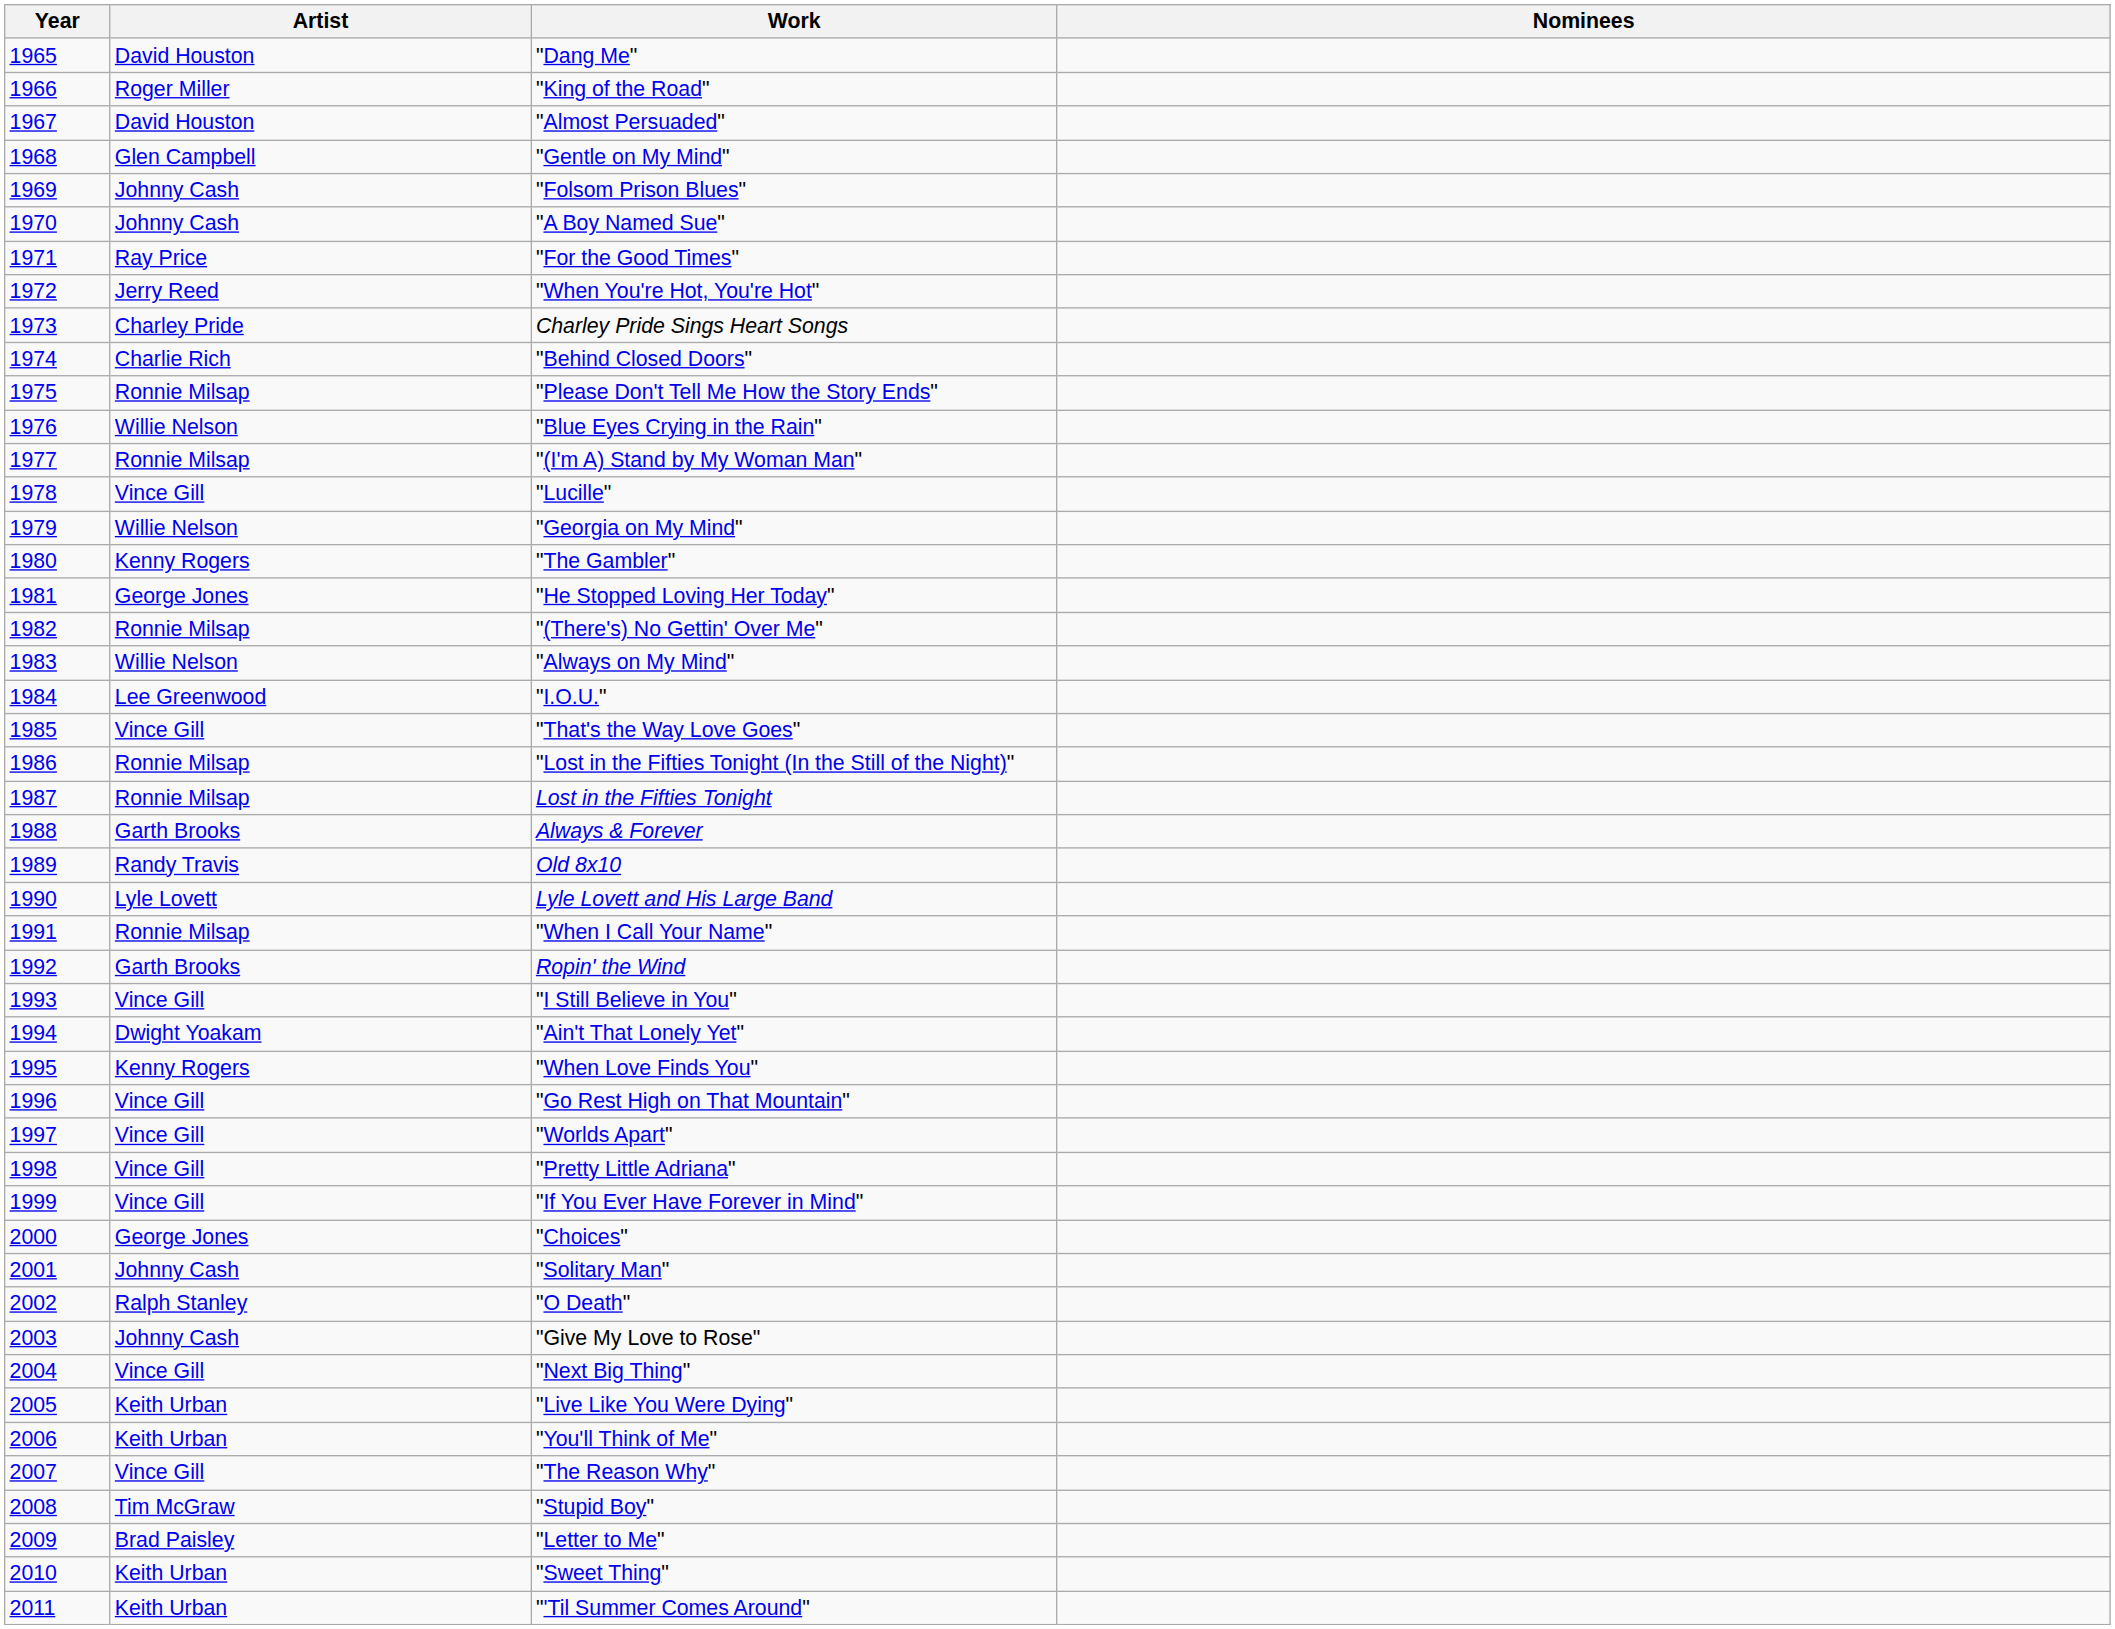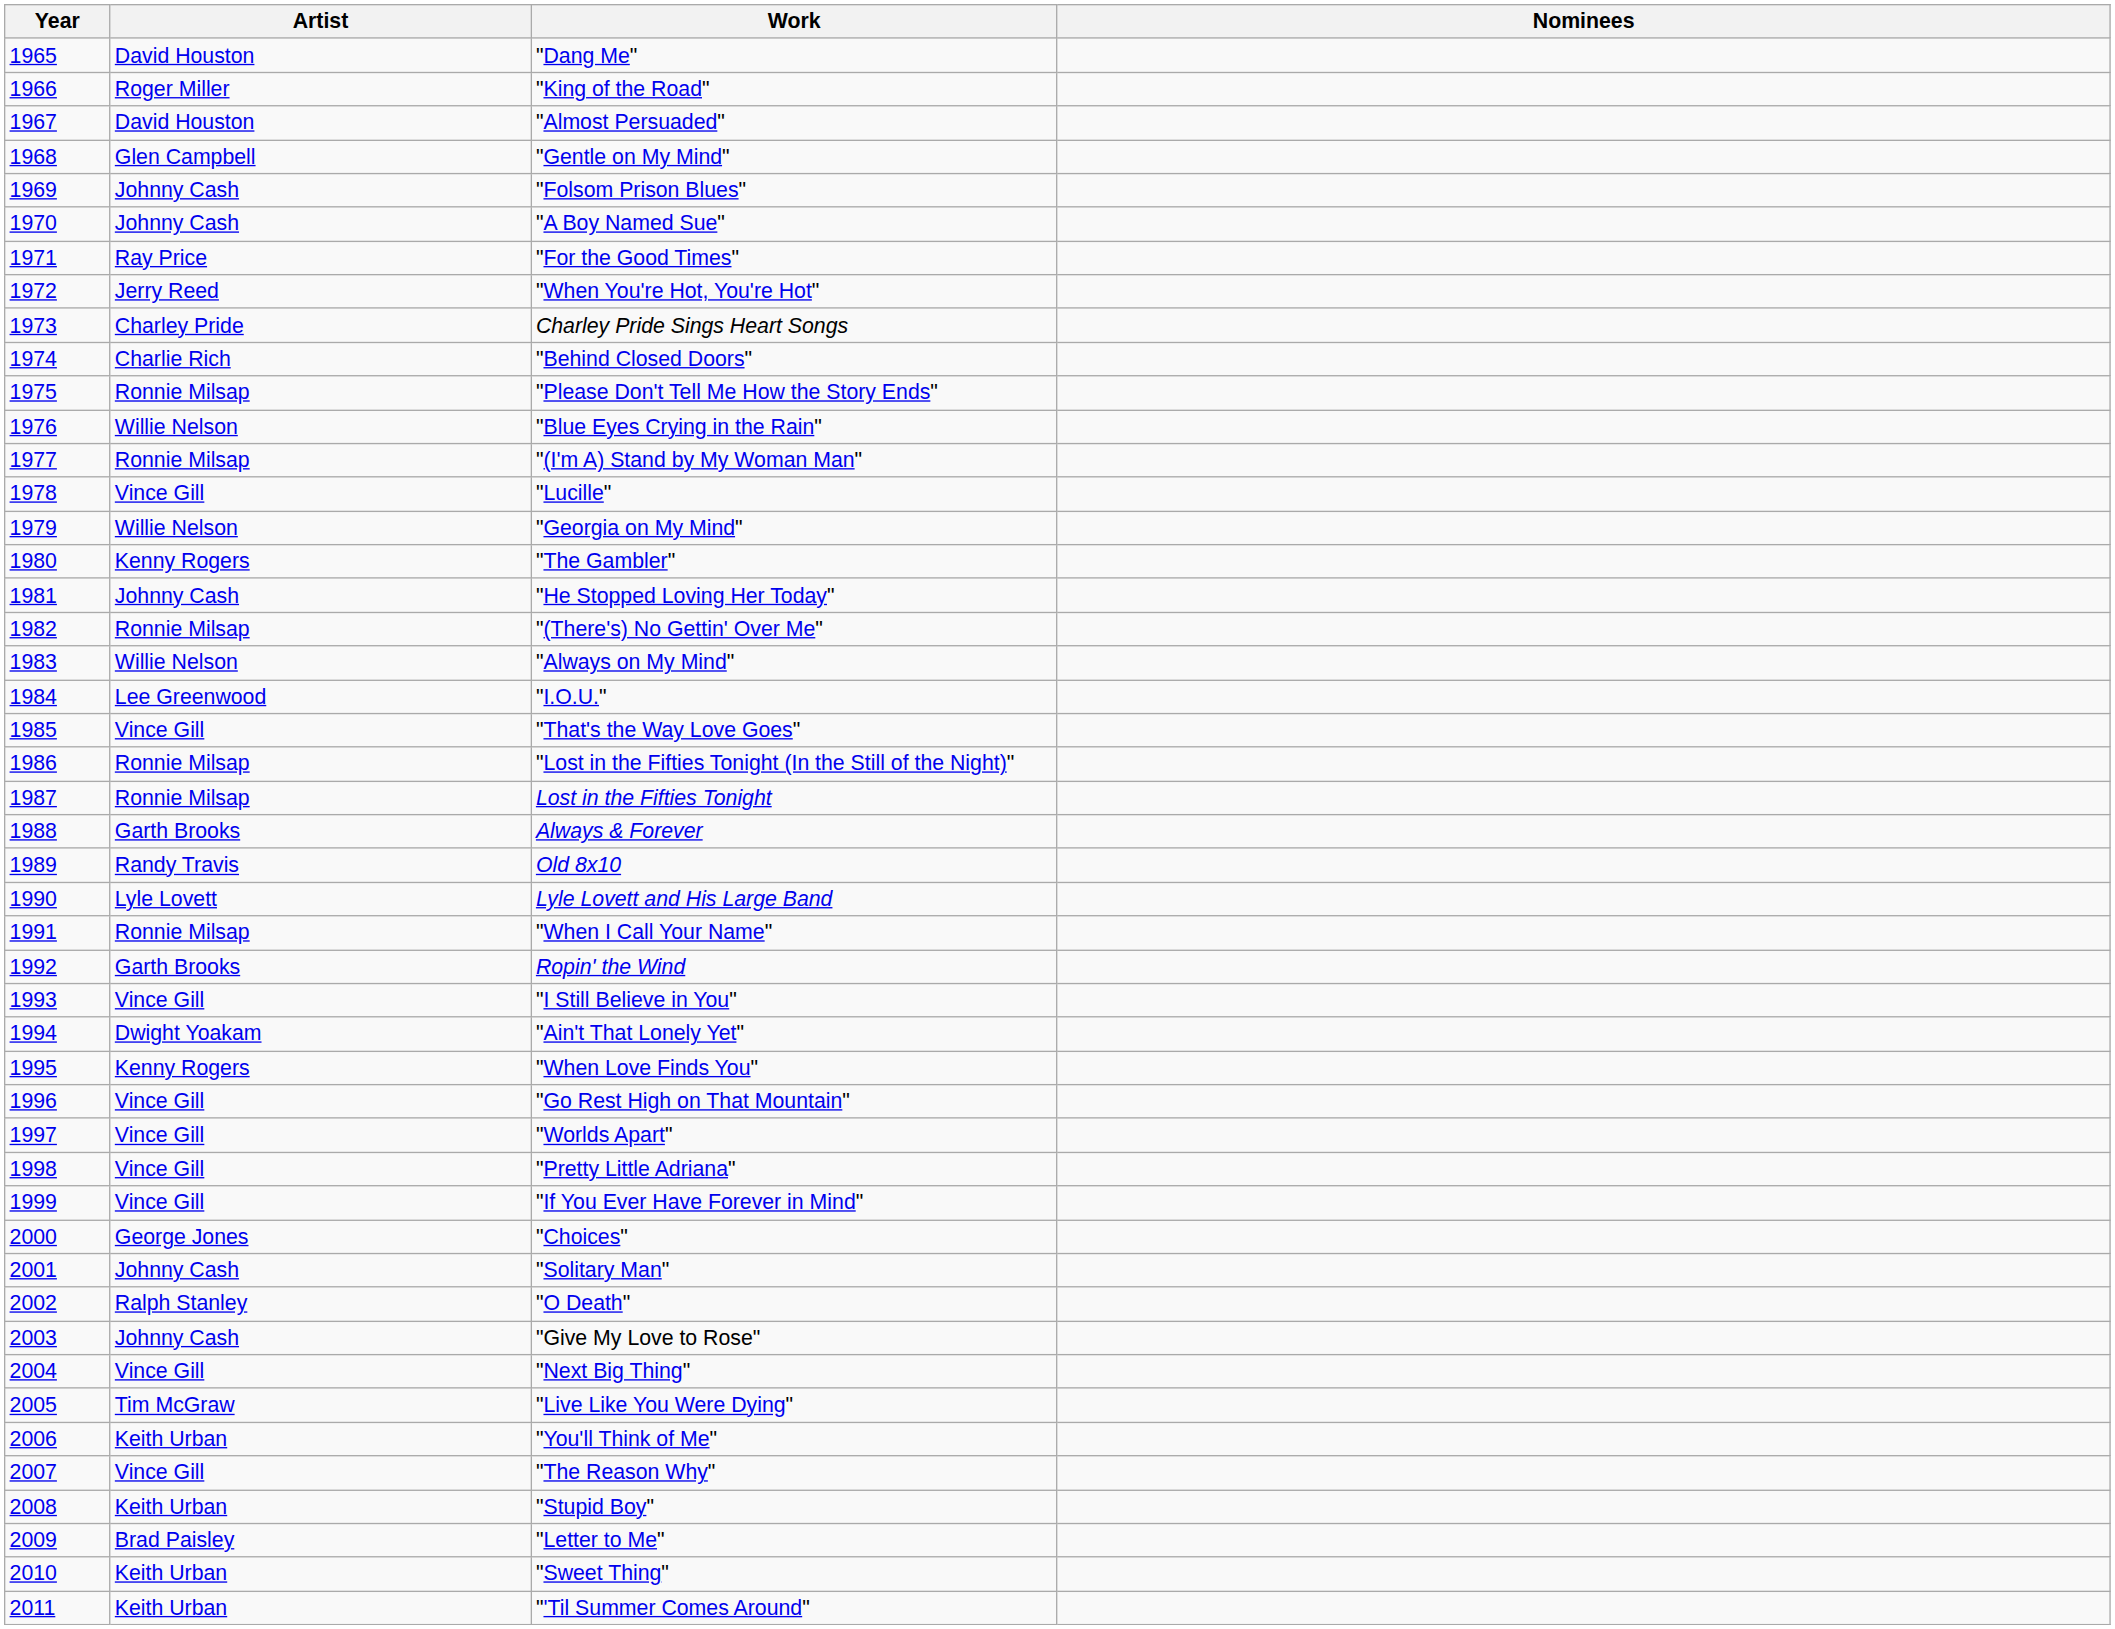(182, 595) George Jones -> (177, 595) Johnny Cash
(171, 1405) Keith Urban -> (175, 1405) Tim McGraw
(175, 1506) Tim McGraw -> (171, 1506) Keith Urban
